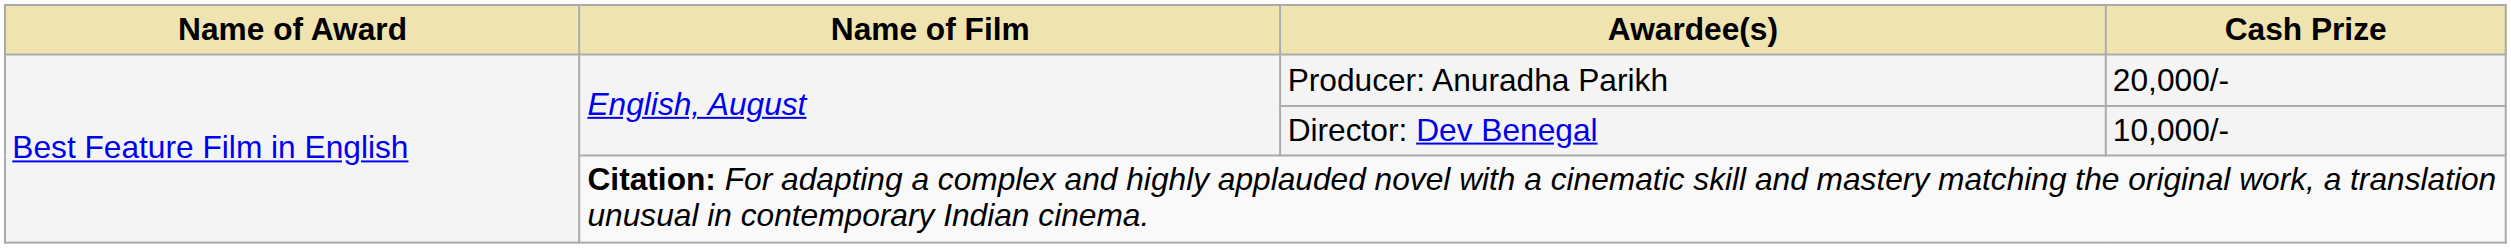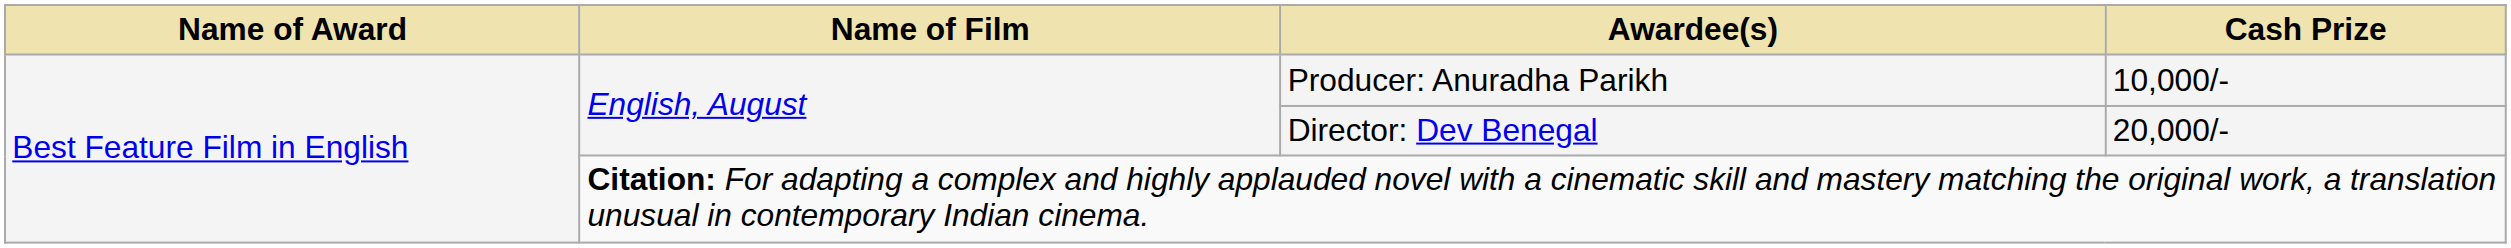(2171, 79) 20,000/- -> (2171, 79) 10,000/-
(2171, 130) 10,000/- -> (2171, 130) 20,000/-
